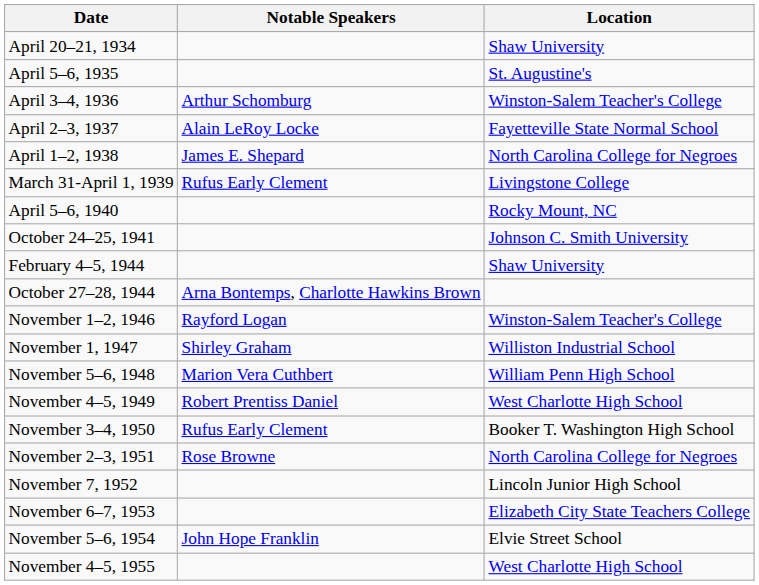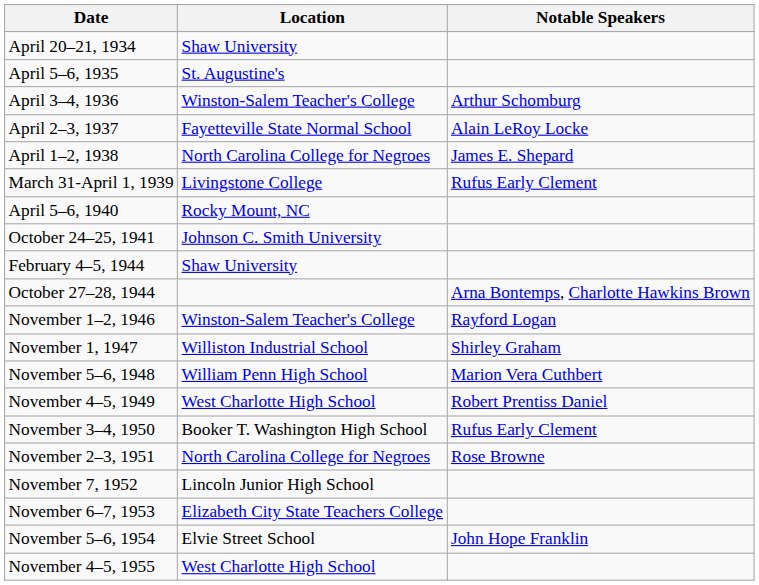columns swapped: (619, 18) <-> (331, 18)
